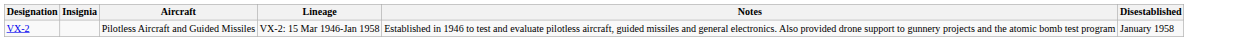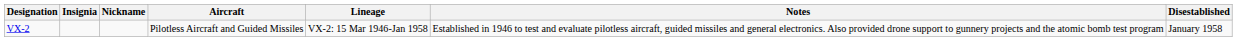+ column: (123, 12)
